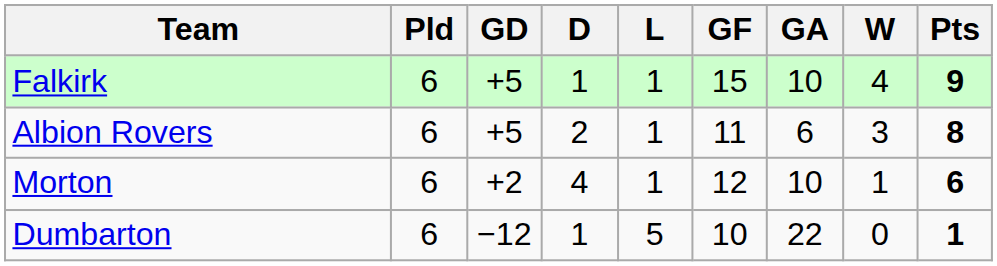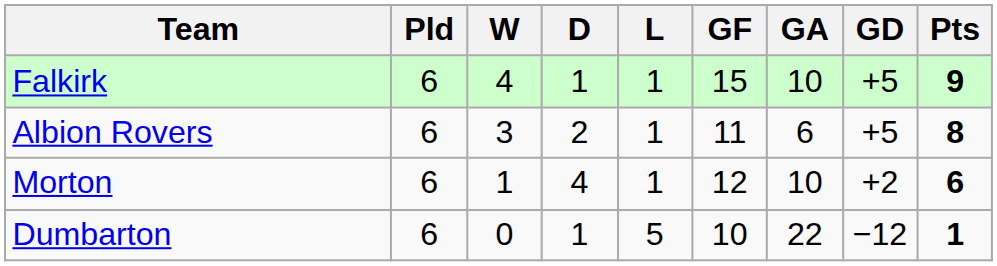columns swapped: (880, 30) <-> (504, 30)
